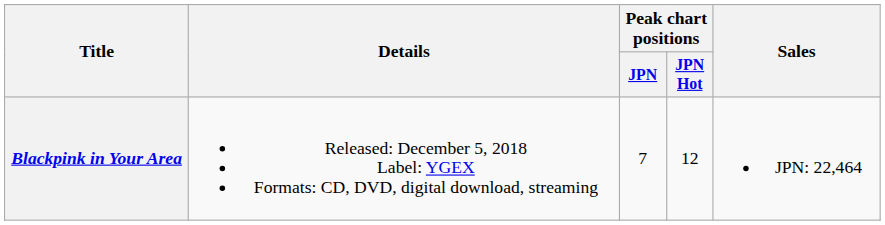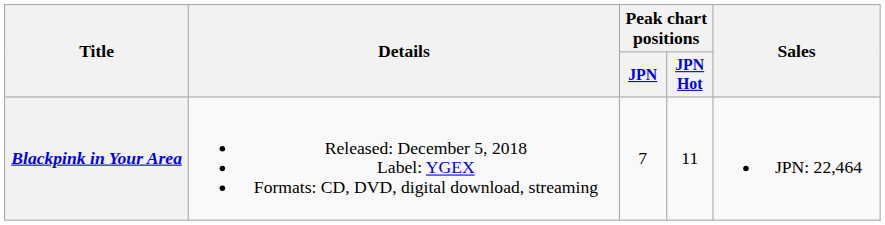(690, 158) 12 -> (690, 158) 11
